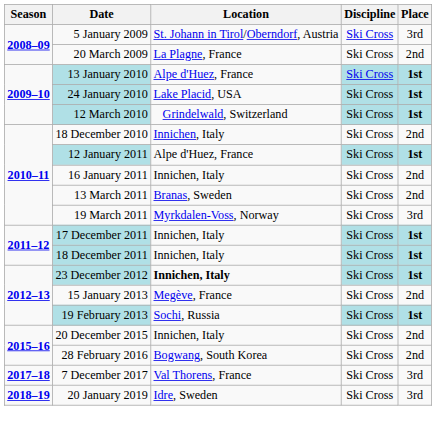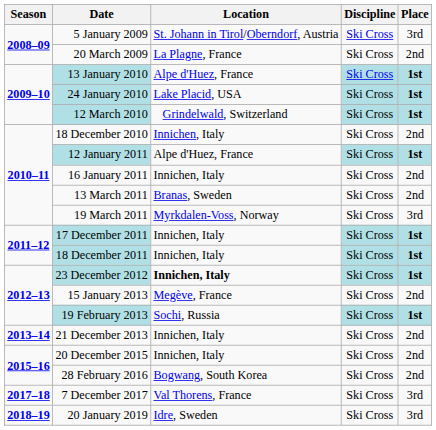+ row: (102, 335)
